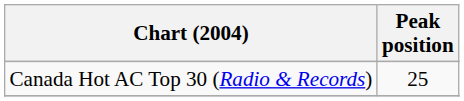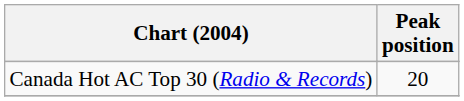(418, 78) 25 -> (418, 78) 20
